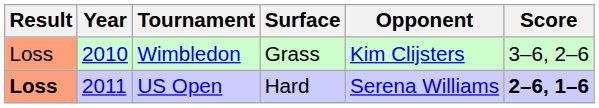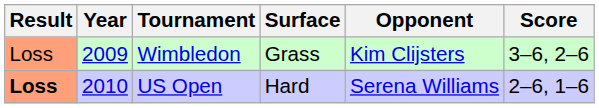(105, 53) 2010 -> (105, 53) 2009
(104, 86) 2011 -> (105, 86) 2010
(549, 86) bold -> (549, 86) normal
